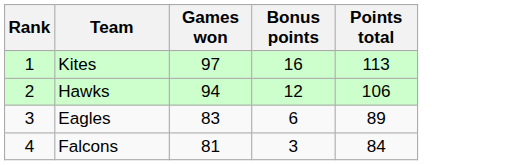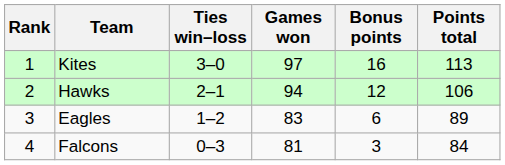+ column: (211, 27)
